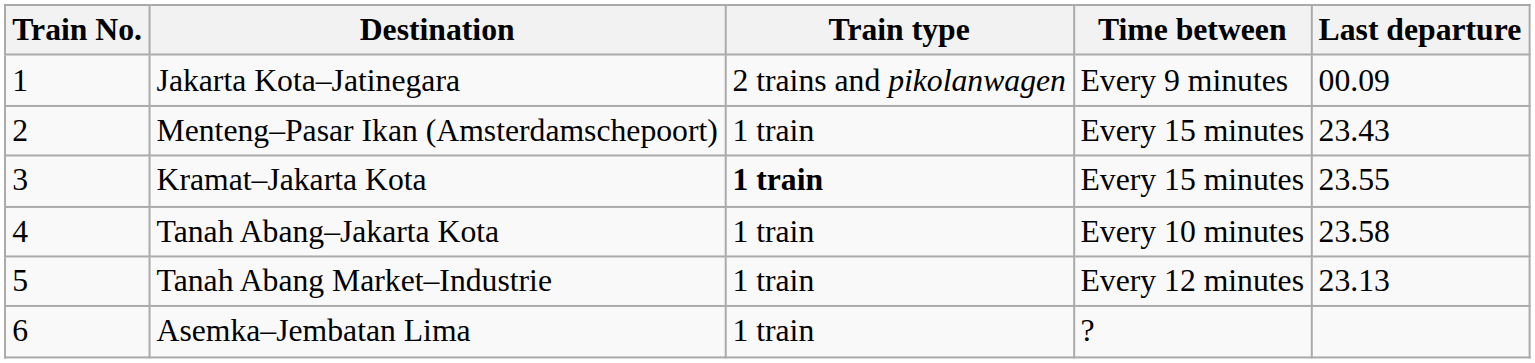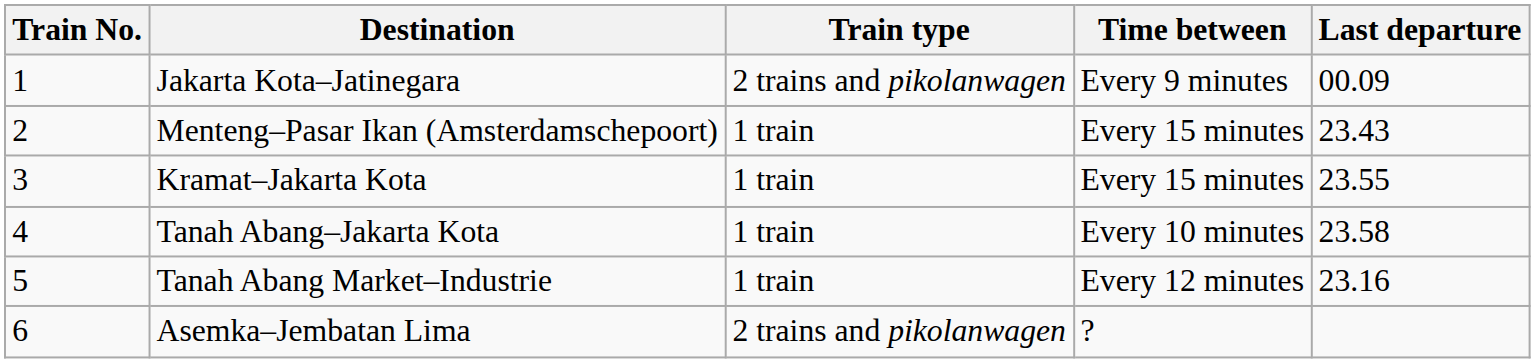(778, 180) bold -> (773, 180) normal
(1354, 280) 23.13 -> (1354, 280) 23.16
(773, 331) 1 train -> (899, 331) 2 trains and pikolanwagen
